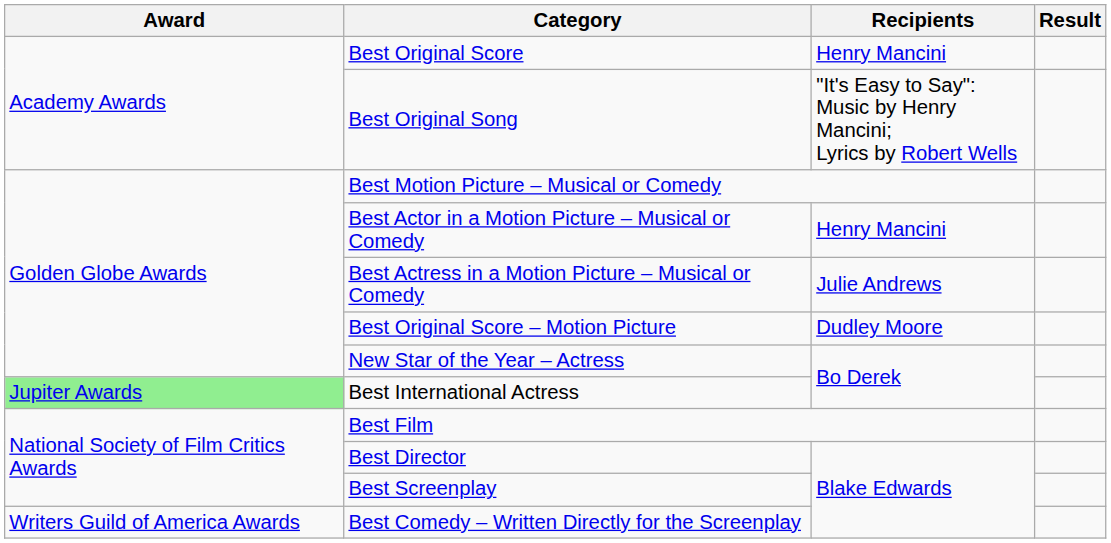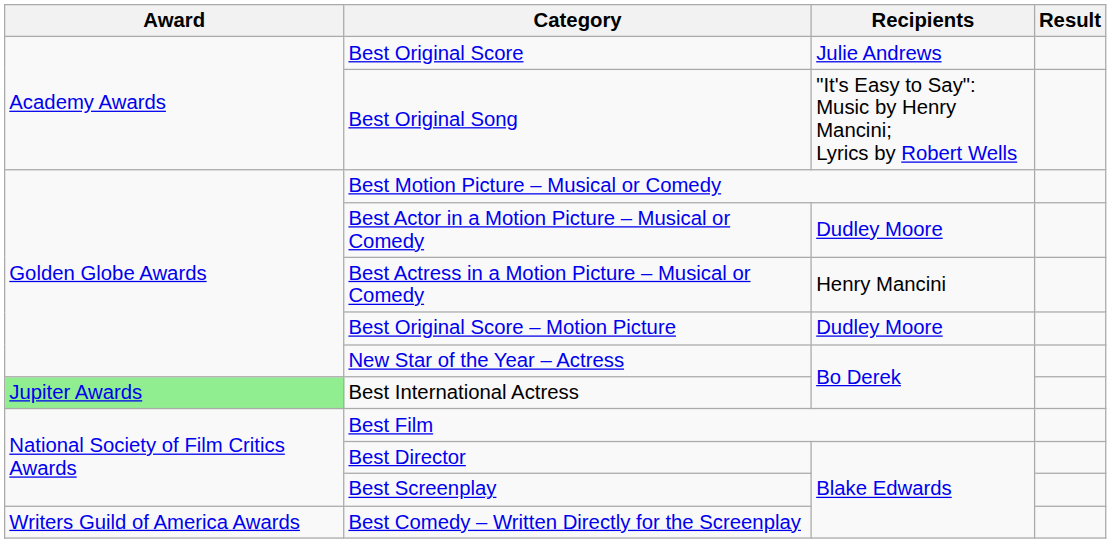(881, 52) Henry Mancini -> (879, 52) Julie Andrews
(881, 229) Henry Mancini -> (879, 229) Dudley Moore
(879, 284) Julie Andrews -> (881, 284) Henry Mancini
